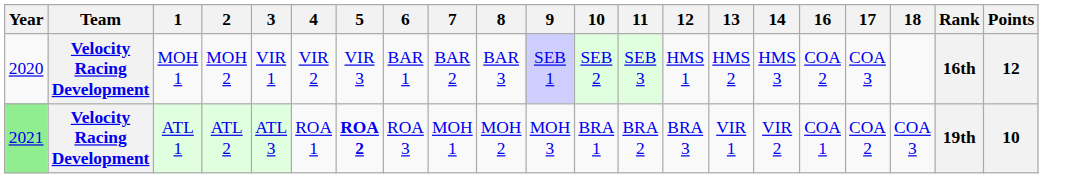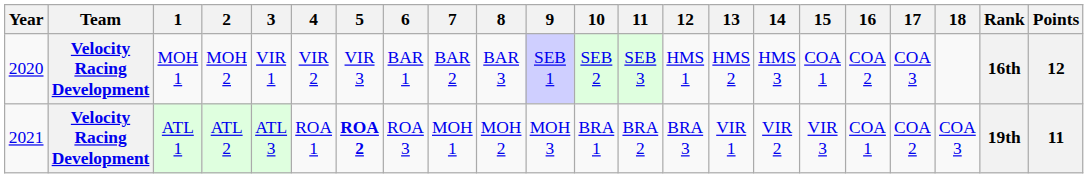+ column: (823, 19)
(26, 138) lightgreen background -> (26, 138) no background
(1011, 138) 10 -> (1056, 138) 11
